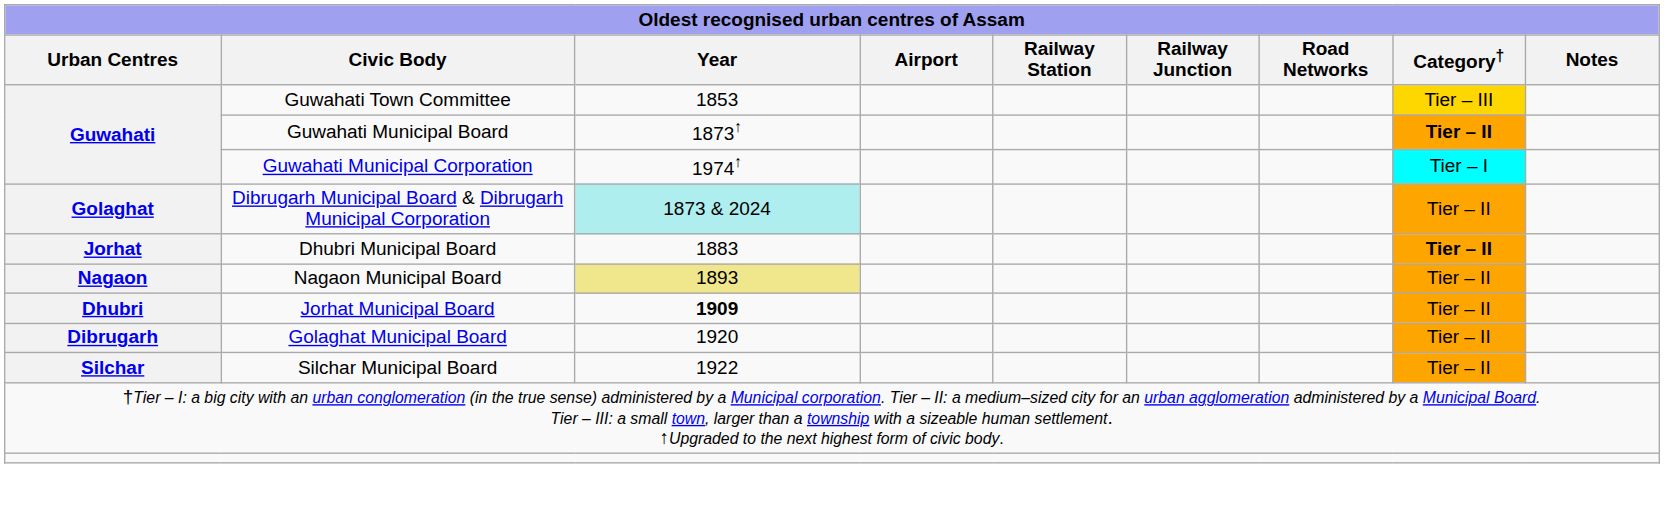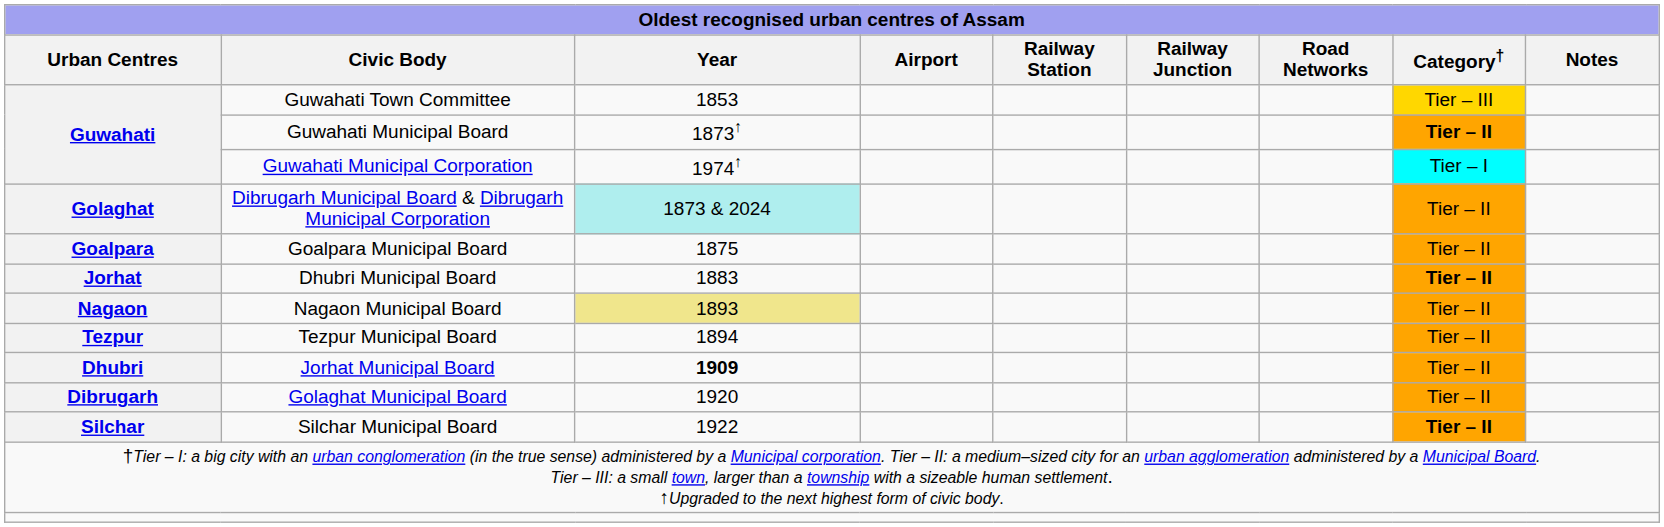+ row: (398, 249)
+ row: (398, 338)
(1459, 367) normal -> (1459, 427) bold
